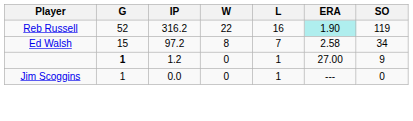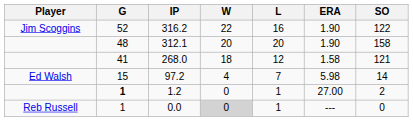(50, 28) Reb Russell -> (50, 28) Jim Scoggins
(330, 28) paleturquoise background -> (330, 28) no background
(382, 28) 119 -> (382, 28) 122
+ row: (174, 44)
+ row: (174, 60)
(226, 44) 8 -> (226, 76) 4
(330, 44) 2.58 -> (330, 76) 5.98
(382, 44) 34 -> (382, 76) 14
(382, 60) 9 -> (382, 92) 2
(50, 76) Jim Scoggins -> (50, 108) Reb Russell
(226, 76) no background -> (226, 108) lightgrey background
